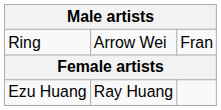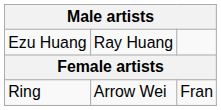rows swapped: (47, 92) <-> (24, 42)
